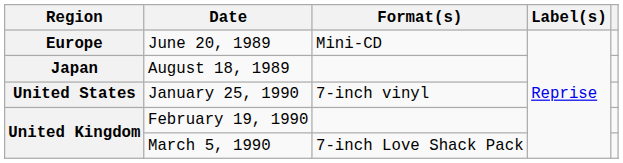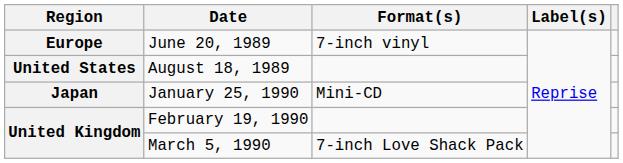(349, 43) Mini-CD -> (373, 43) 7-inch vinyl
(74, 69) Japan -> (74, 69) United States
(74, 94) United States -> (74, 94) Japan
(373, 94) 7-inch vinyl -> (349, 94) Mini-CD
